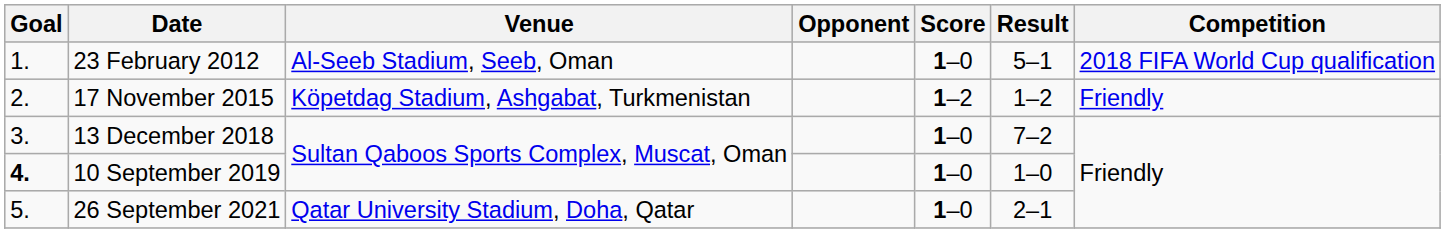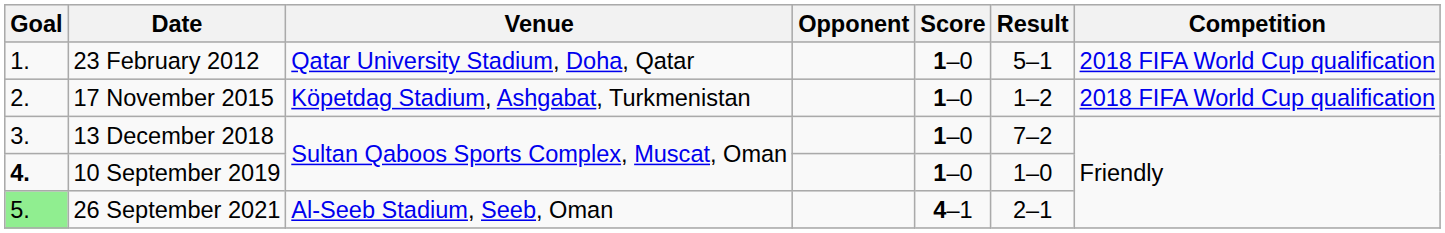(452, 61) Al-Seeb Stadium, Seeb, Oman -> (493, 61) Qatar University Stadium, Doha, Qatar
(953, 98) 1–2 -> (953, 98) 1–0
(1121, 98) Friendly -> (1257, 98) 2018 FIFA World Cup qualification
(20, 210) no background -> (20, 210) lightgreen background
(493, 210) Qatar University Stadium, Doha, Qatar -> (452, 210) Al-Seeb Stadium, Seeb, Oman
(953, 210) 1–0 -> (953, 210) 4–1
